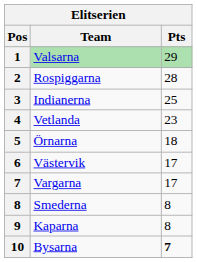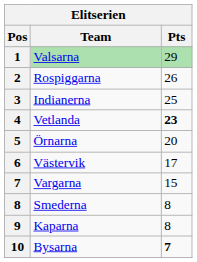(171, 78) 28 -> (171, 78) 26
(171, 120) normal -> (171, 120) bold
(171, 141) 18 -> (171, 141) 20
(171, 183) 17 -> (171, 183) 15
